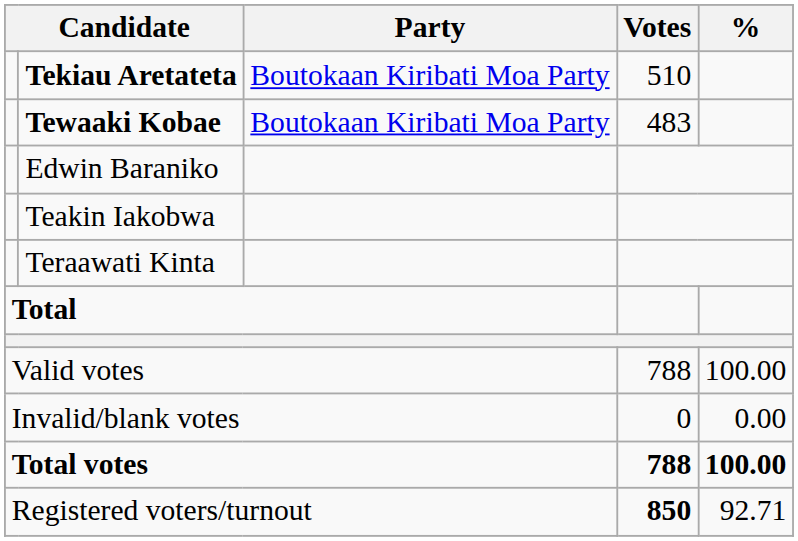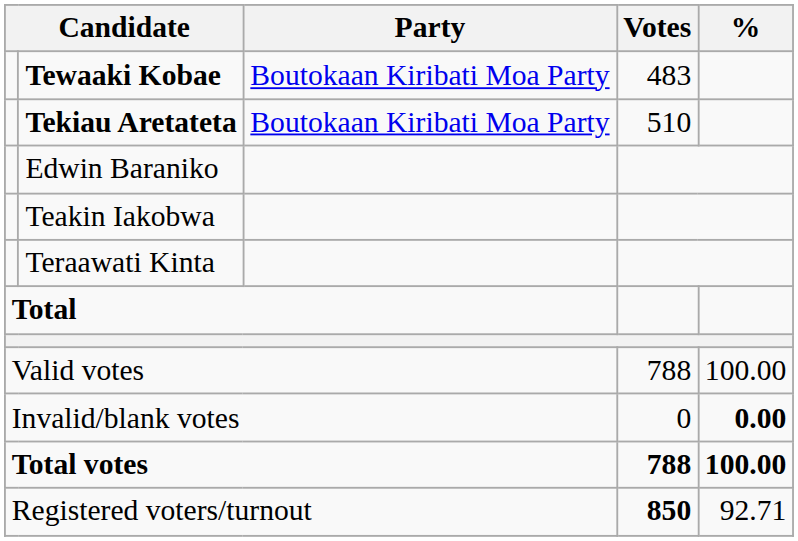rows swapped: (131, 74) <-> (123, 121)
(760, 417) normal -> (760, 417) bold
